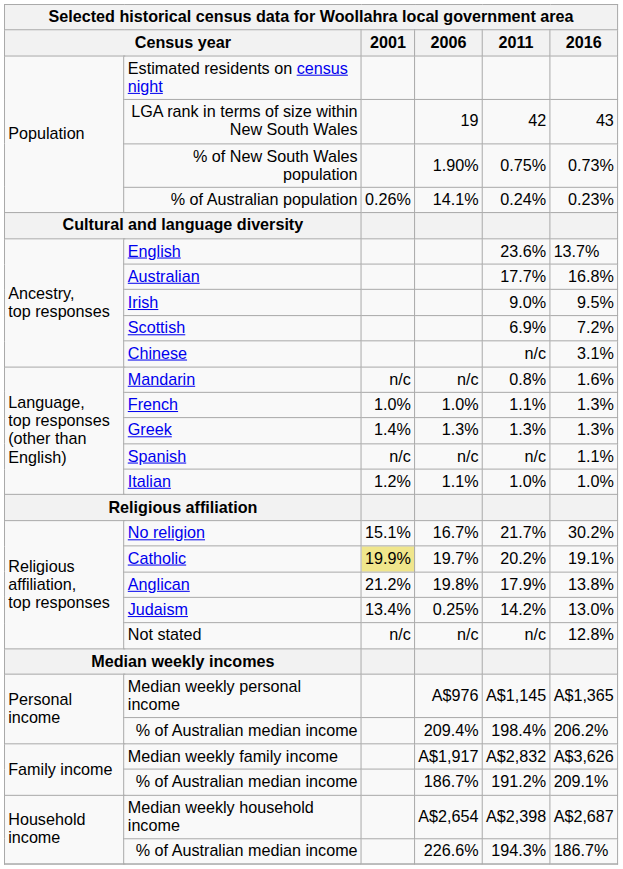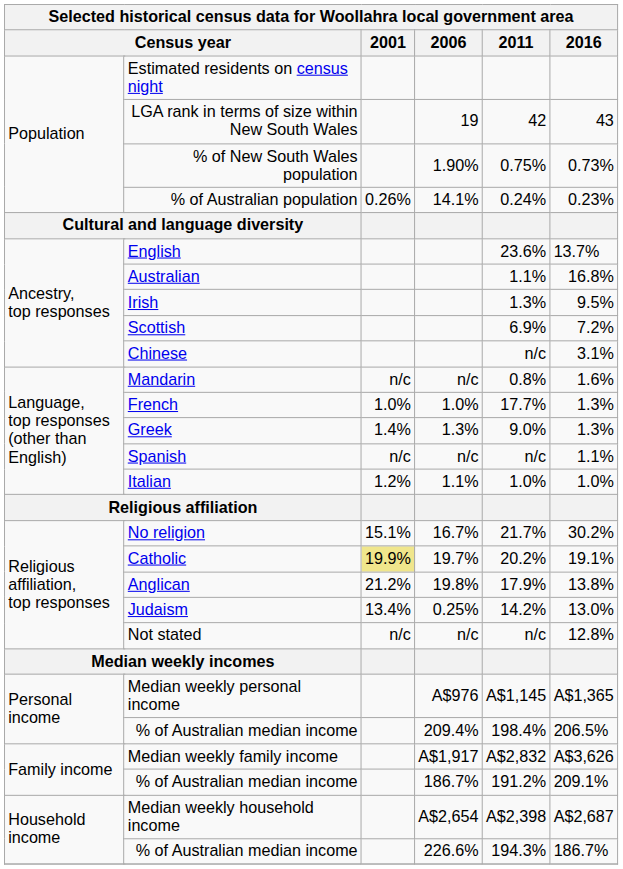(523, 276) 17.7% -> (528, 276) 1.1%
(528, 302) 9.0% -> (528, 302) 1.3%
(528, 405) 1.1% -> (523, 405) 17.7%
(528, 430) 1.3% -> (528, 430) 9.0%
(581, 730) 206.2% -> (581, 730) 206.5%
